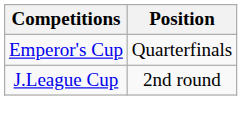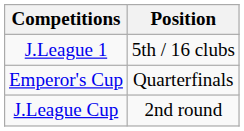+ row: (66, 49)
